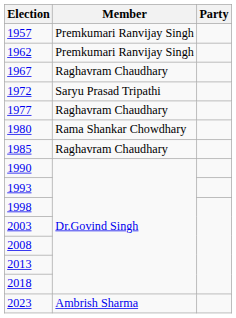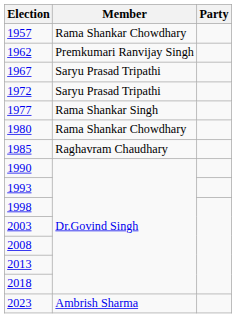(125, 33) Premkumari Ranvijay Singh -> (121, 33) Rama Shankar Chowdhary
(112, 71) Raghavram Chaudhary -> (108, 71) Saryu Prasad Tripathi
(112, 110) Raghavram Chaudhary -> (107, 110) Rama Shankar Singh
